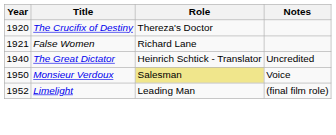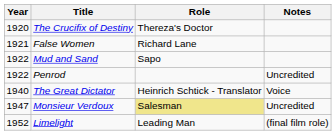+ row: (66, 59)
+ row: (49, 75)
(290, 59) Uncredited -> (278, 91) Voice
(18, 75) 1950 -> (18, 106) 1947
(278, 75) Voice -> (290, 106) Uncredited
